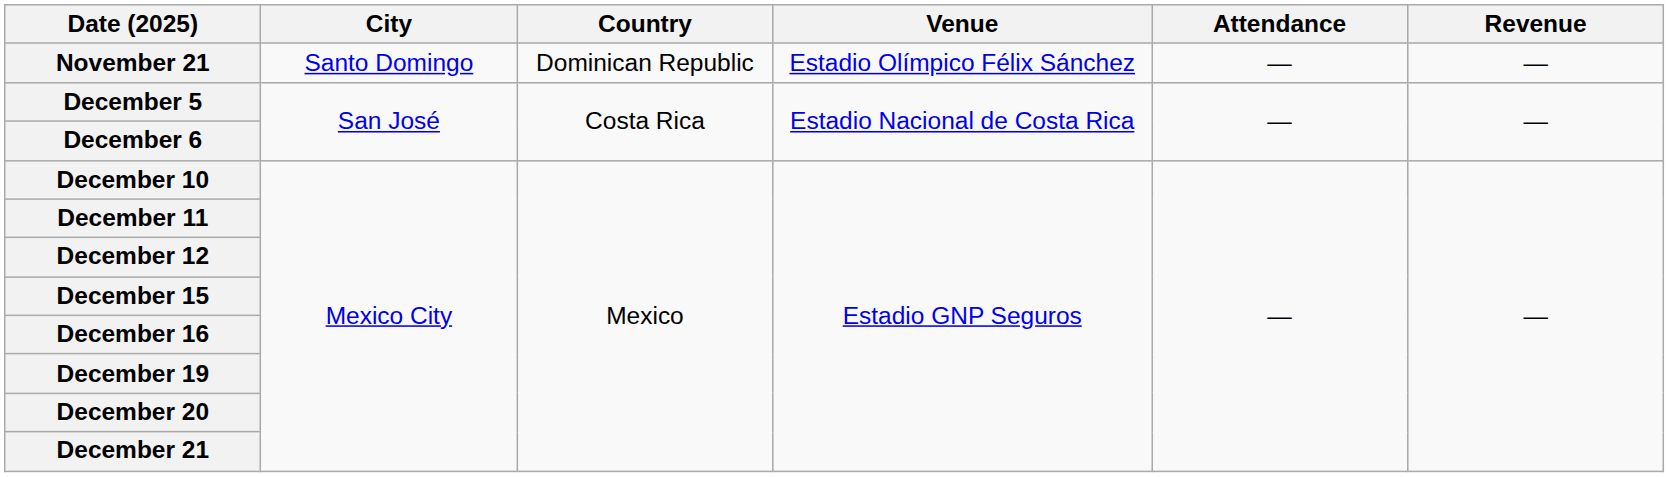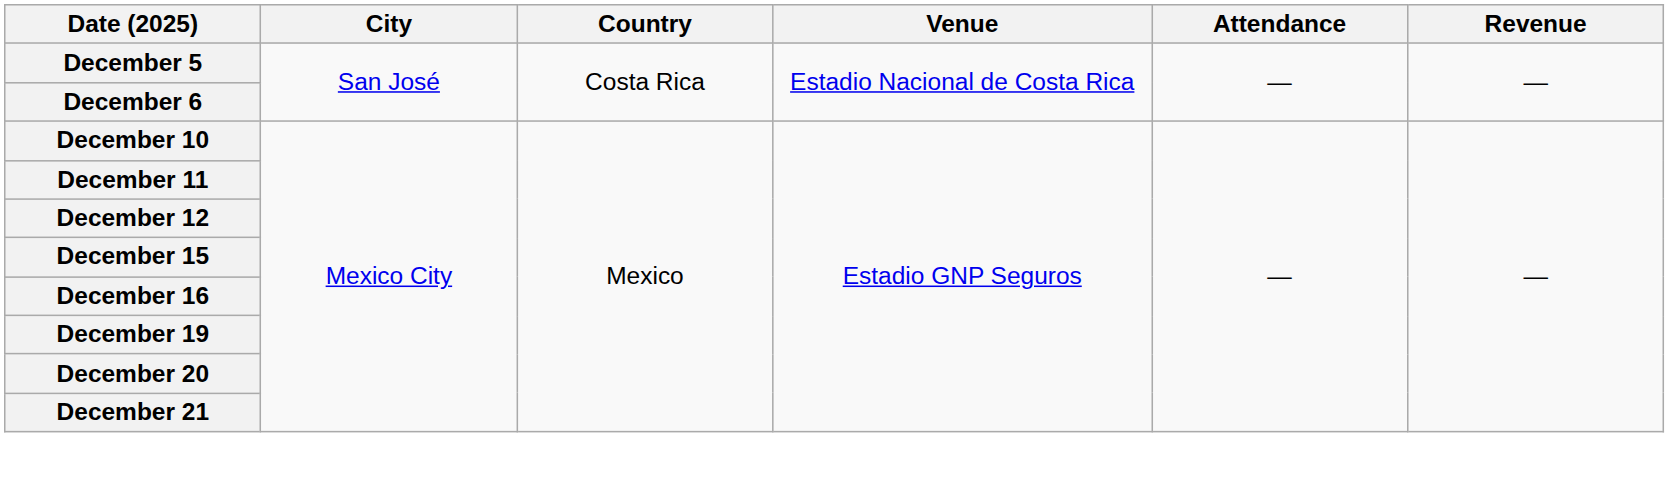- row: (133, 62)
